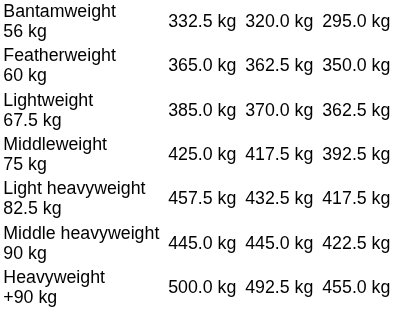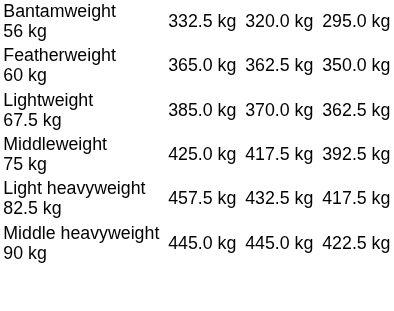- row: (54, 287)
